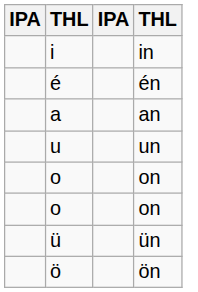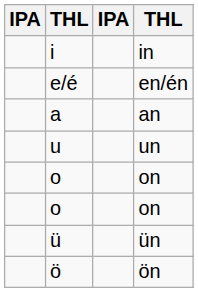- row: (55, 83)
+ row: (64, 83)
